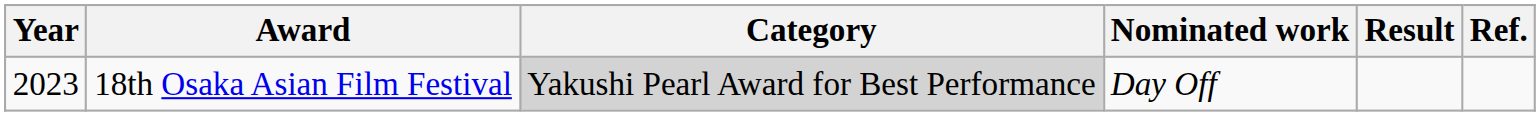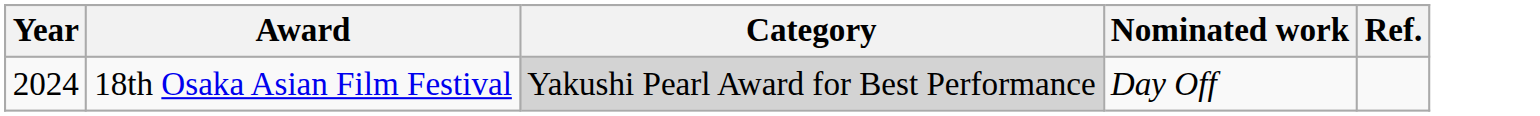- column: (1409, 30)
(46, 83) 2023 -> (46, 83) 2024
